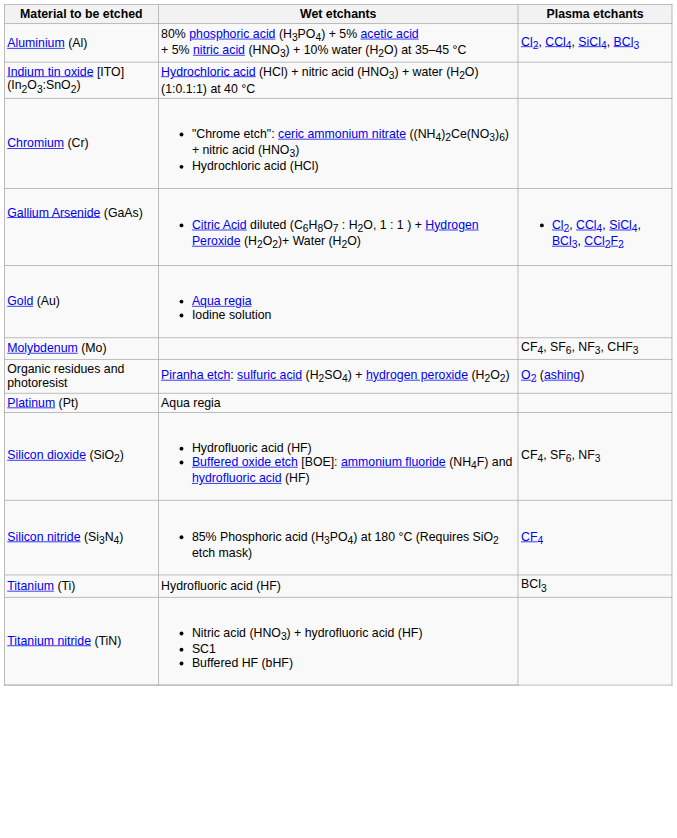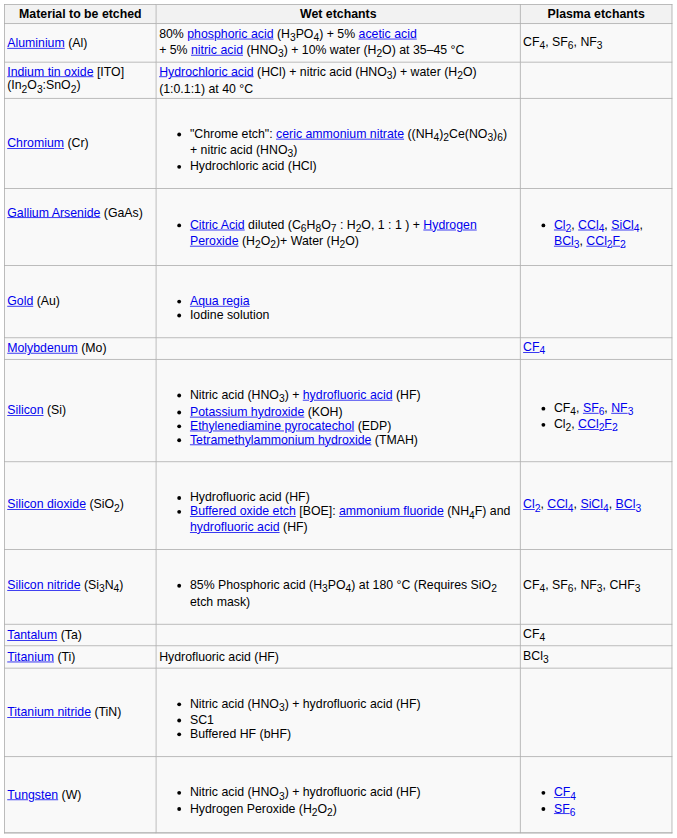(580, 43) Cl2, CCl4, SiCl4, BCl3 -> (563, 43) CF4, SF6, NF3
(580, 348) CF4, SF6, NF3, CHF3 -> (534, 348) CF4
- row: (66, 376)
- row: (43, 402)
+ row: (37, 410)
(561, 456) CF4, SF6, NF3 -> (582, 506) Cl2, CCl4, SiCl4, BCl3
(532, 538) CF4 -> (582, 587) CF4, SF6, NF3, CHF3
+ row: (45, 635)
+ row: (44, 794)
